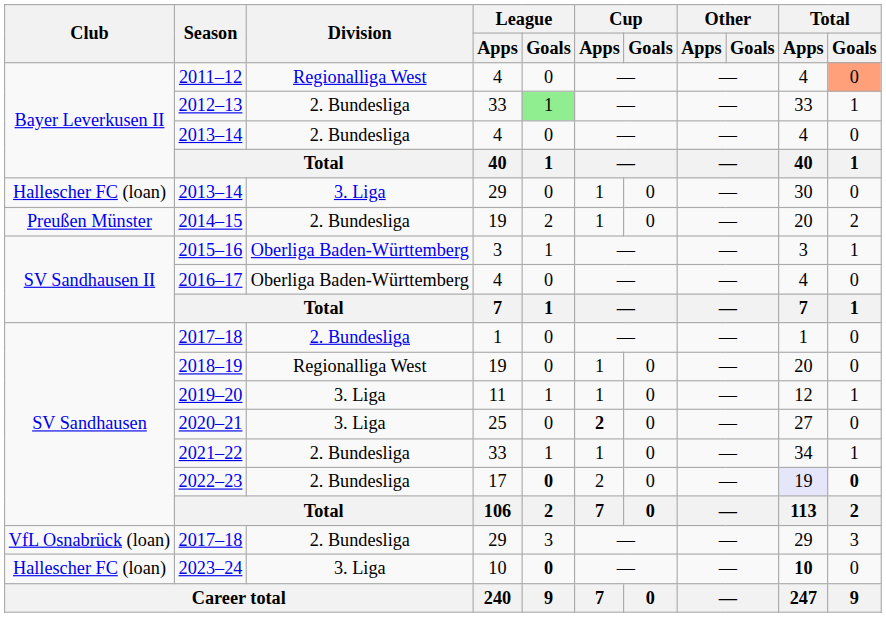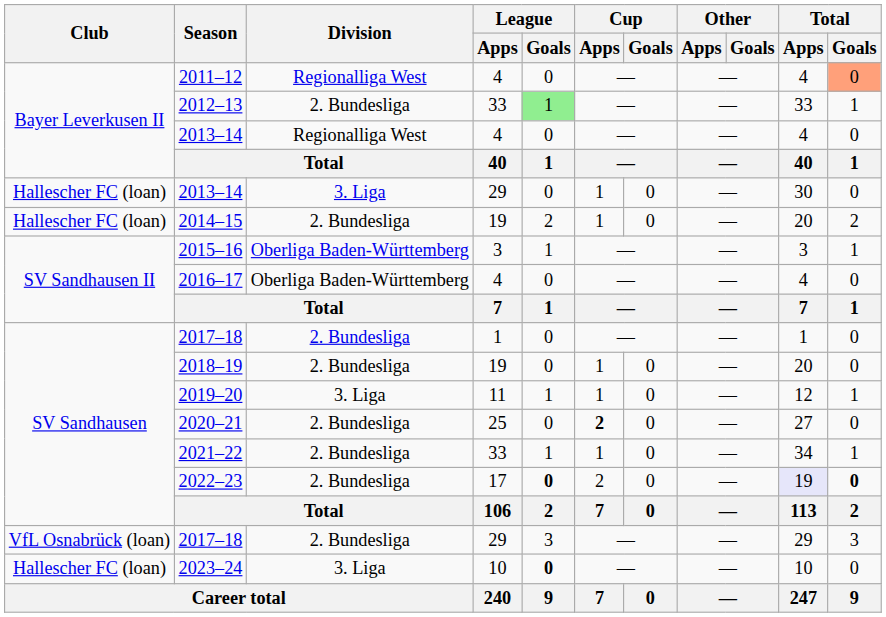(360, 134) 2. Bundesliga -> (360, 134) Regionalliga West
(89, 221) Preußen Münster -> (89, 221) Hallescher FC (loan)
(360, 366) Regionalliga West -> (360, 366) 2. Bundesliga
(360, 423) 3. Liga -> (360, 423) 2. Bundesliga
(803, 568) bold -> (803, 568) normal
